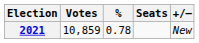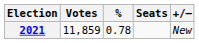(82, 30) 10,859 -> (82, 30) 11,859
